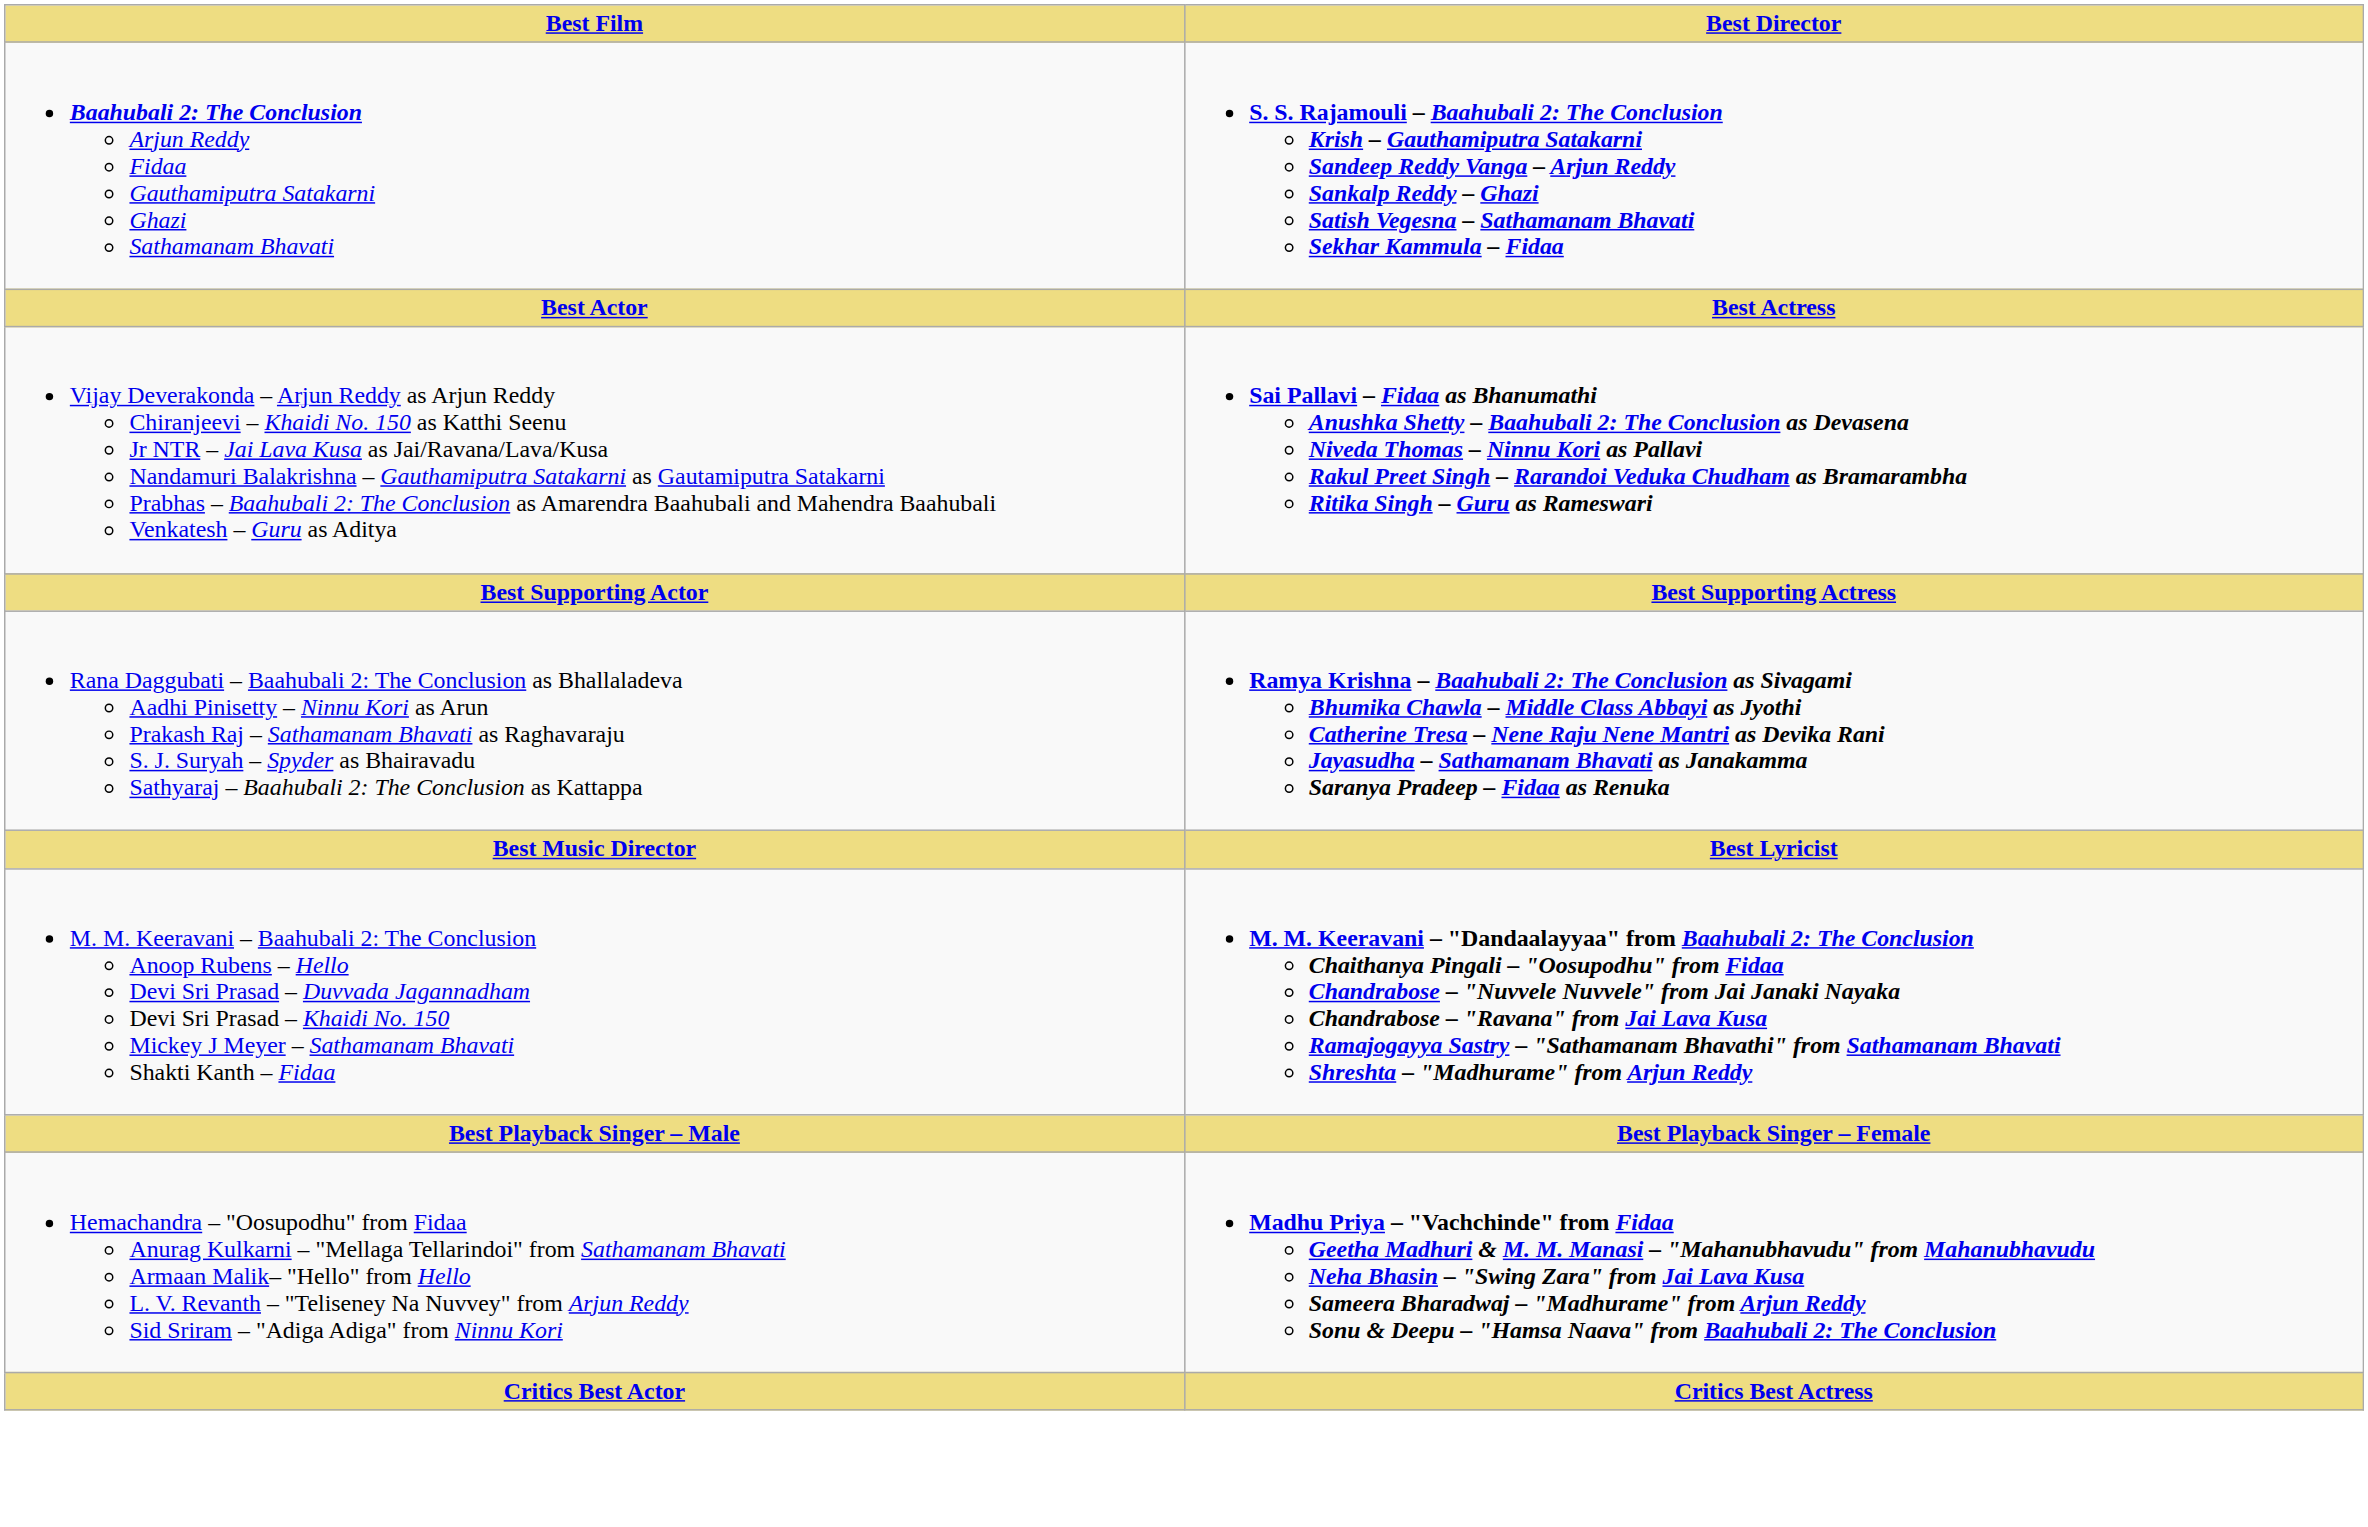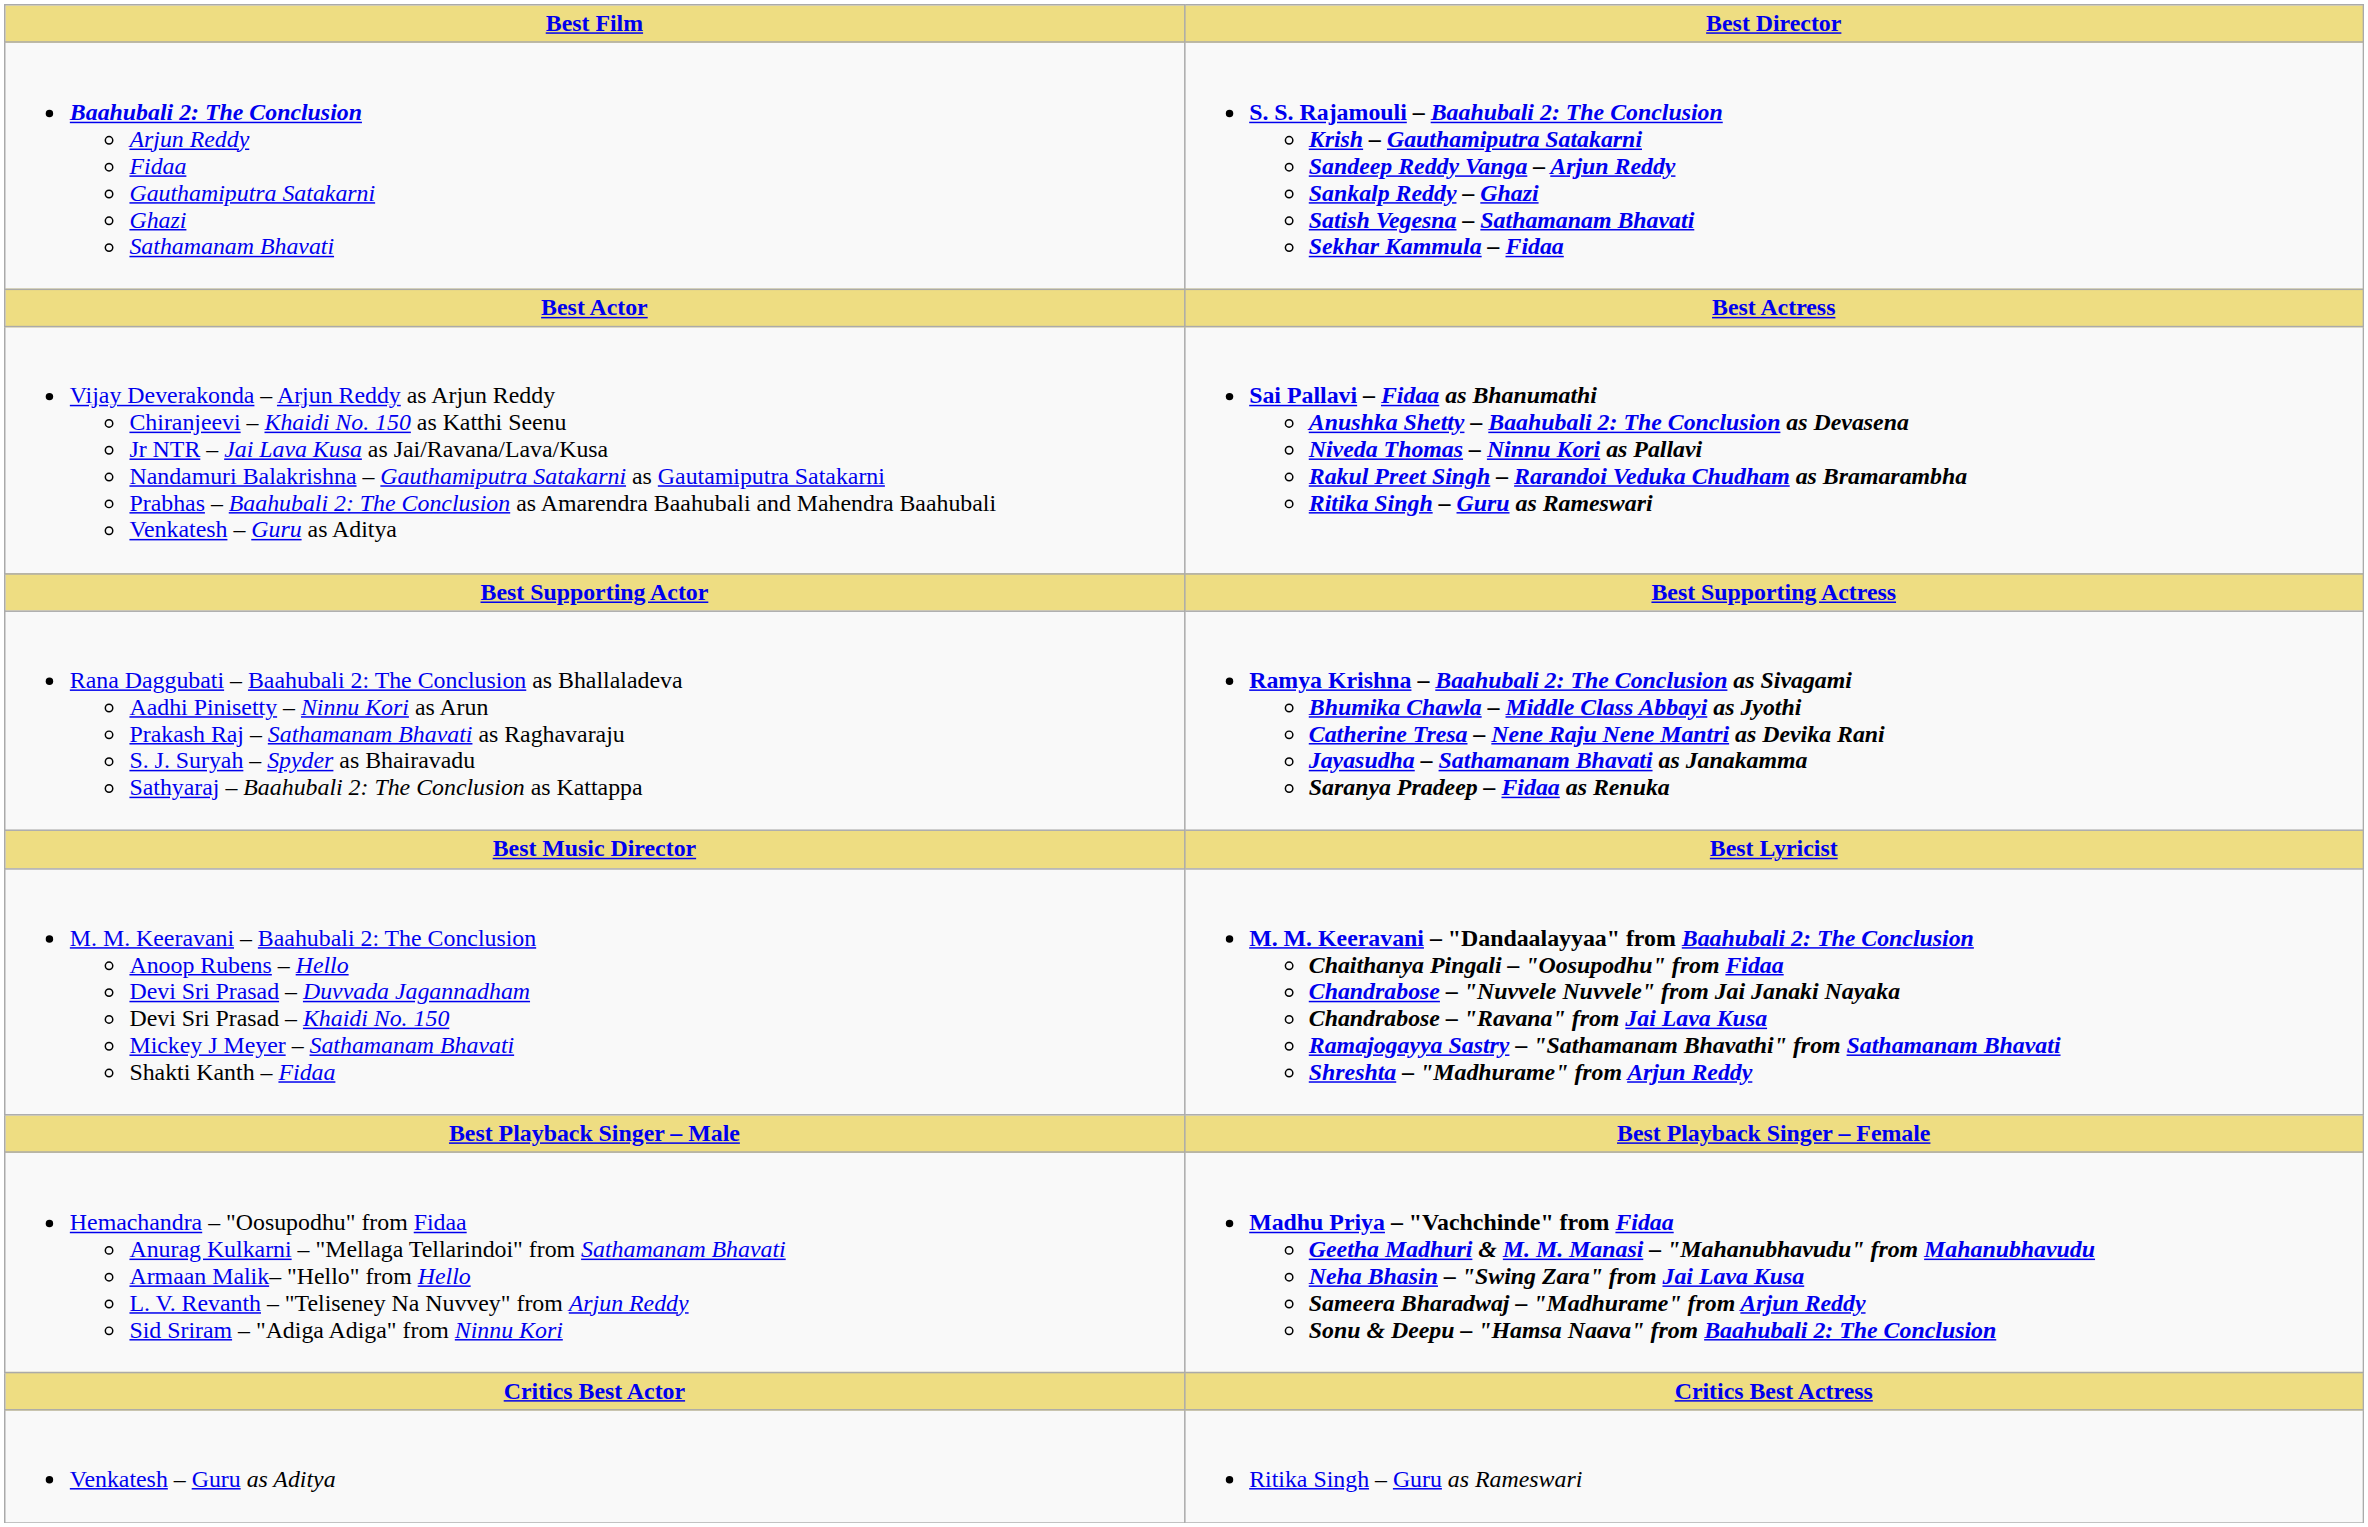+ row: (594, 1480)
